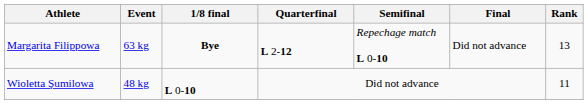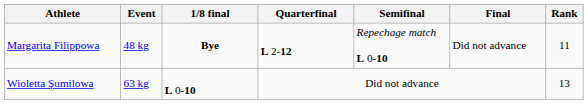(136, 45) 63 kg -> (136, 45) 48 kg
(564, 45) 13 -> (564, 45) 11
(136, 84) 48 kg -> (136, 84) 63 kg
(564, 84) 11 -> (564, 84) 13
